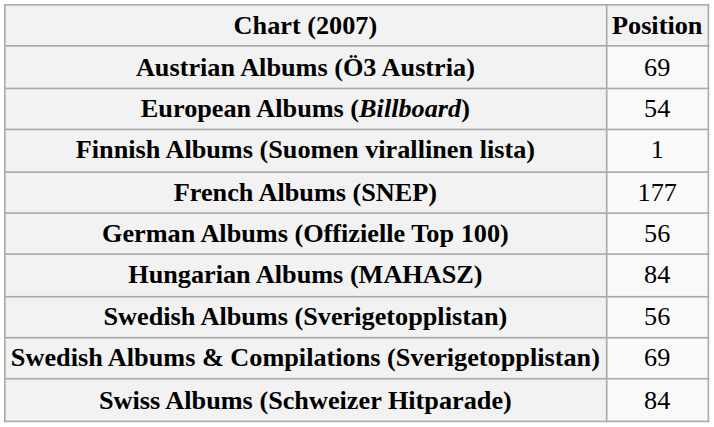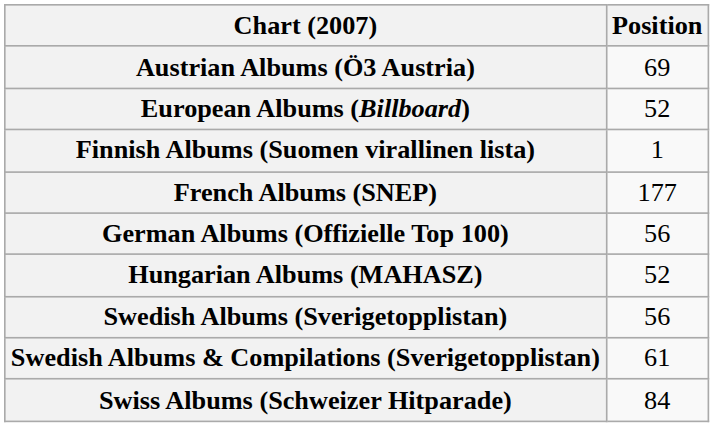(657, 108) 54 -> (657, 108) 52
(657, 274) 84 -> (657, 274) 52
(657, 358) 69 -> (657, 358) 61
